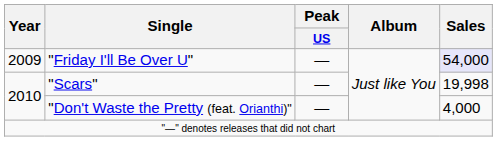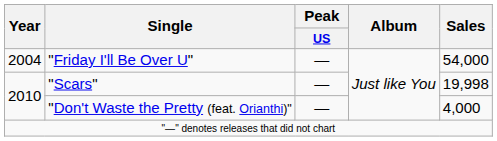(25, 60) 2009 -> (25, 60) 2004
(466, 60) lavender background -> (466, 60) no background
